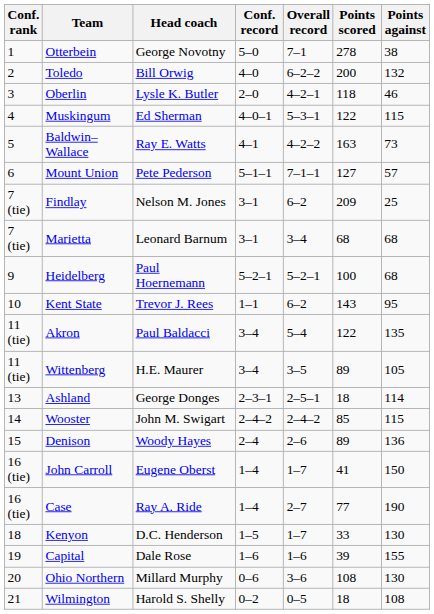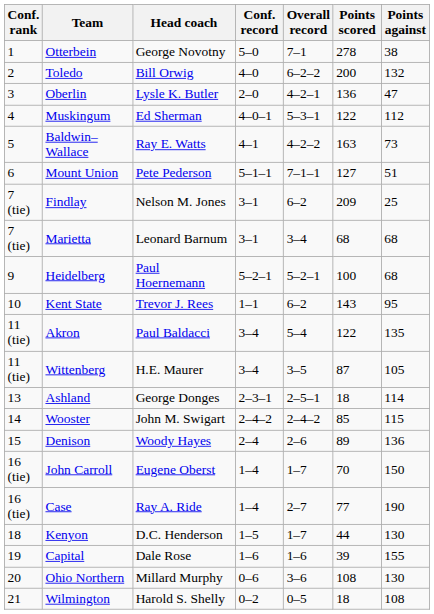(346, 94) 118 -> (346, 94) 136
(391, 94) 46 -> (391, 94) 47
(394, 115) 115 -> (394, 115) 112
(391, 173) 57 -> (391, 173) 51
(343, 369) 89 -> (343, 369) 87
(343, 469) 41 -> (343, 469) 70
(343, 534) 33 -> (343, 534) 44
